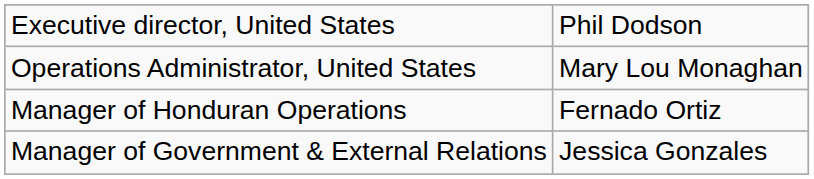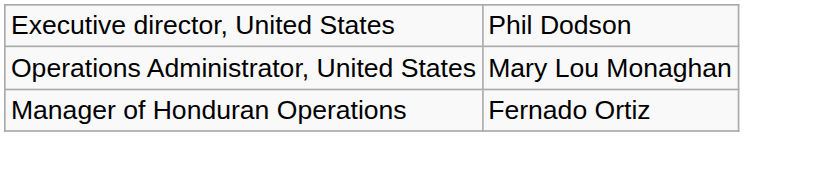- row: (279, 151)
